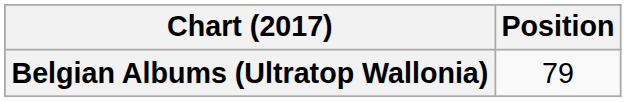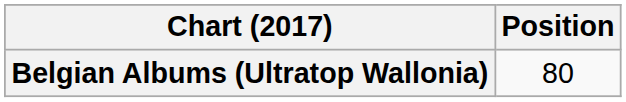(558, 72) 79 -> (558, 72) 80
